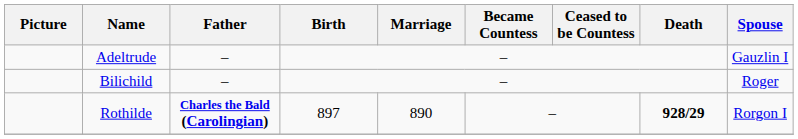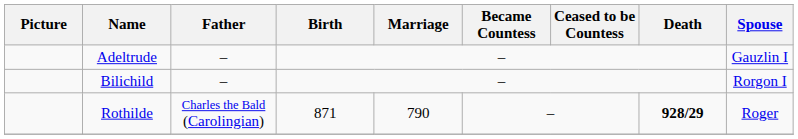(760, 81) Roger -> (760, 81) Rorgon I
(225, 113) bold -> (224, 114) normal
(329, 113) 897 -> (325, 113) 871
(421, 113) 890 -> (418, 113) 790
(760, 113) Rorgon I -> (760, 113) Roger
